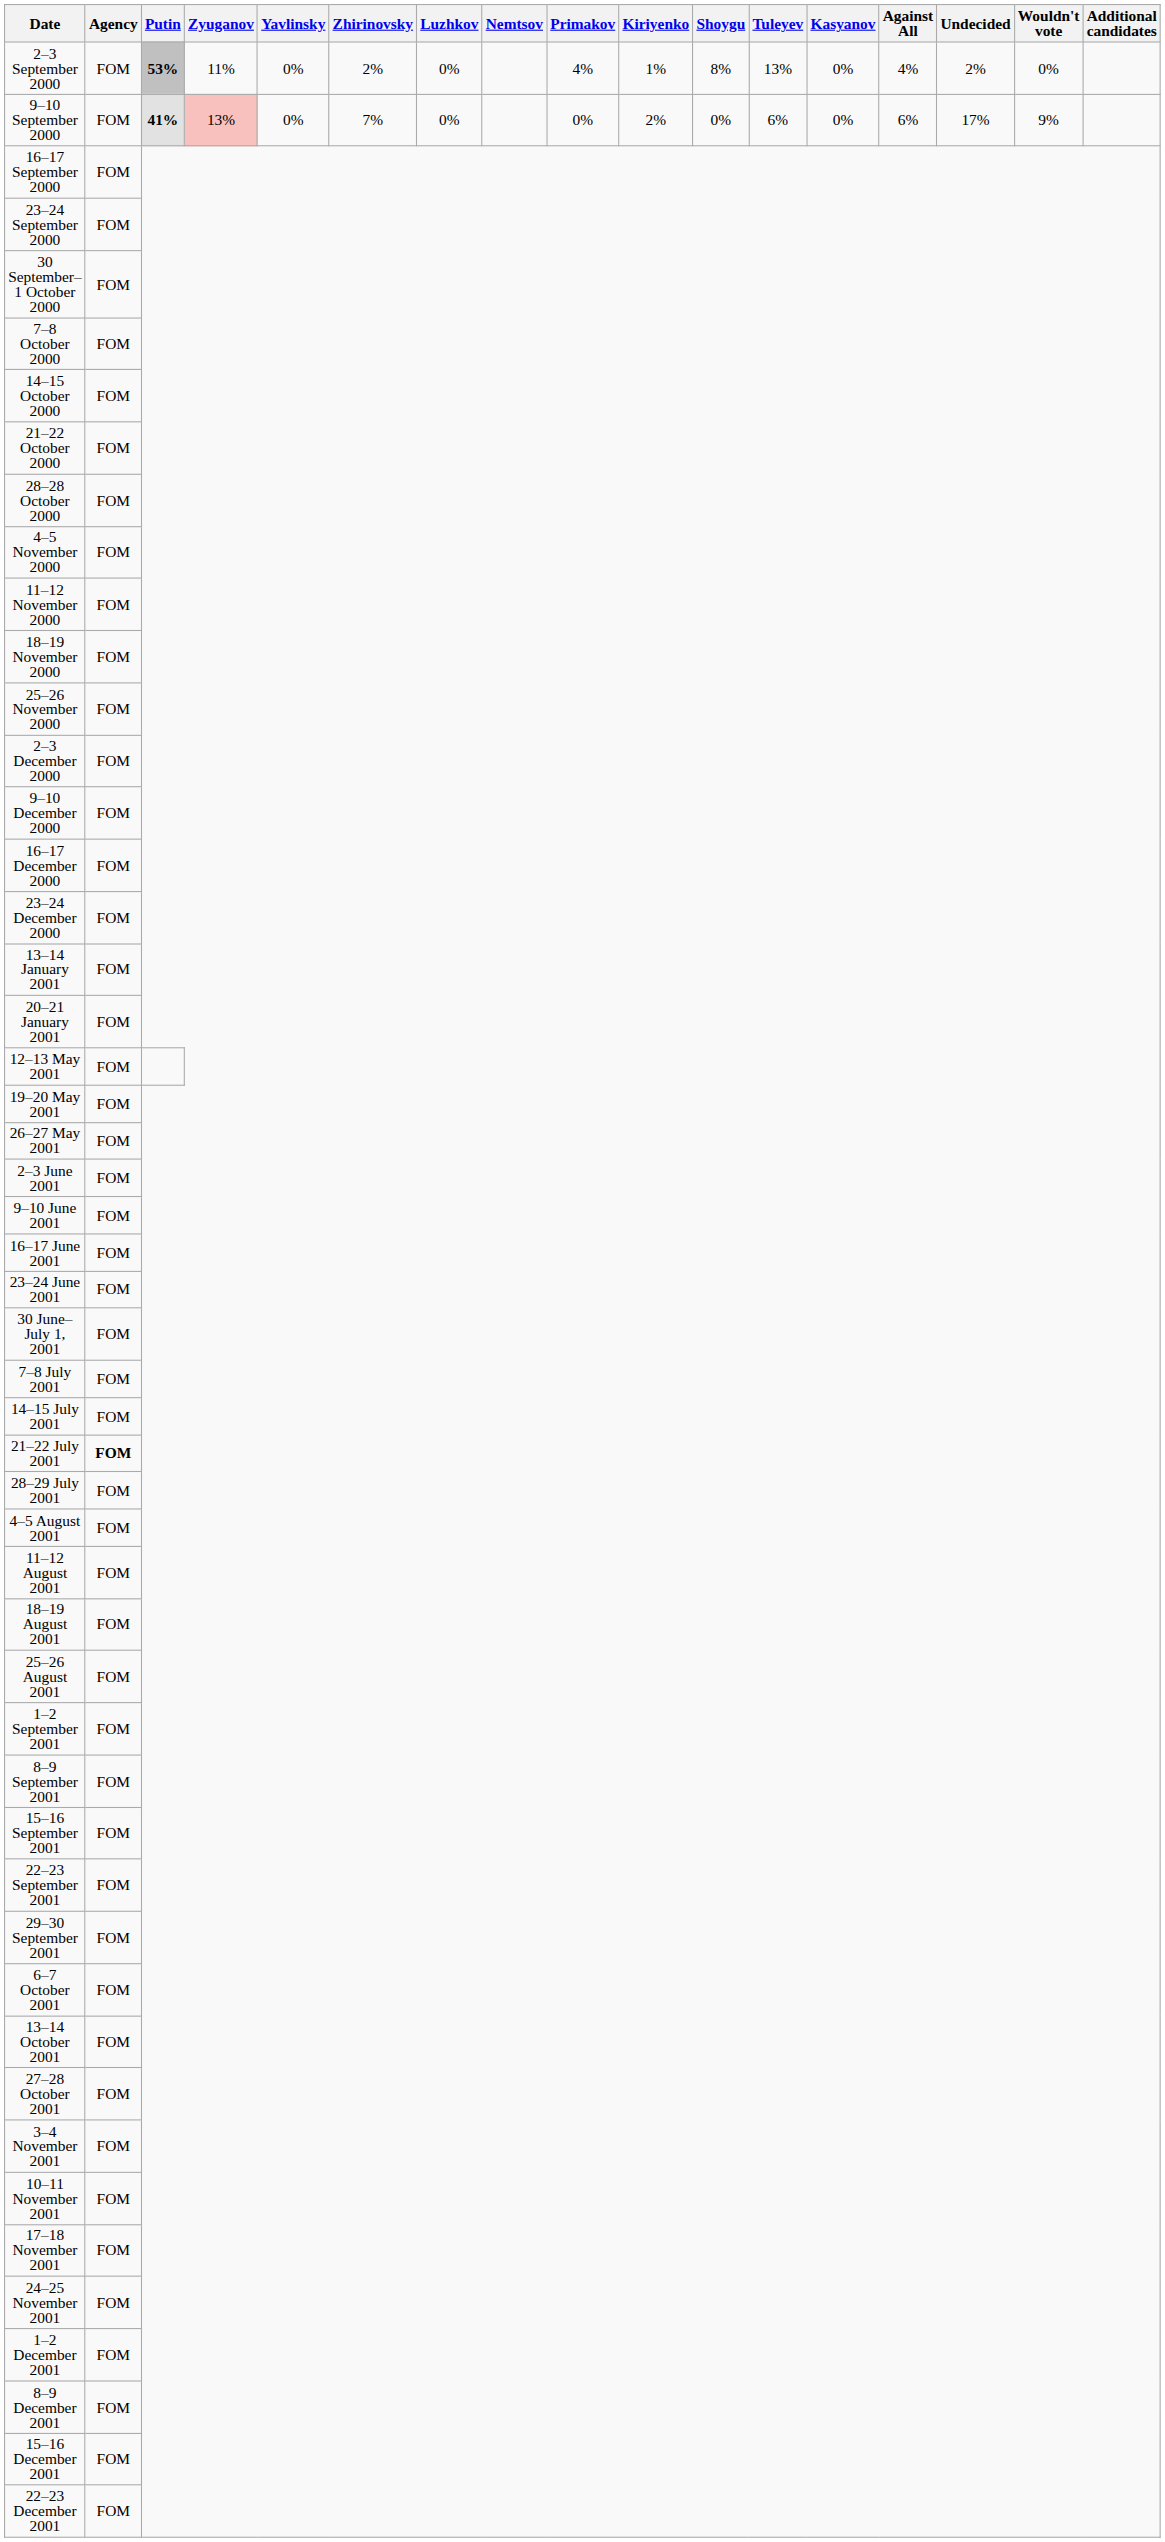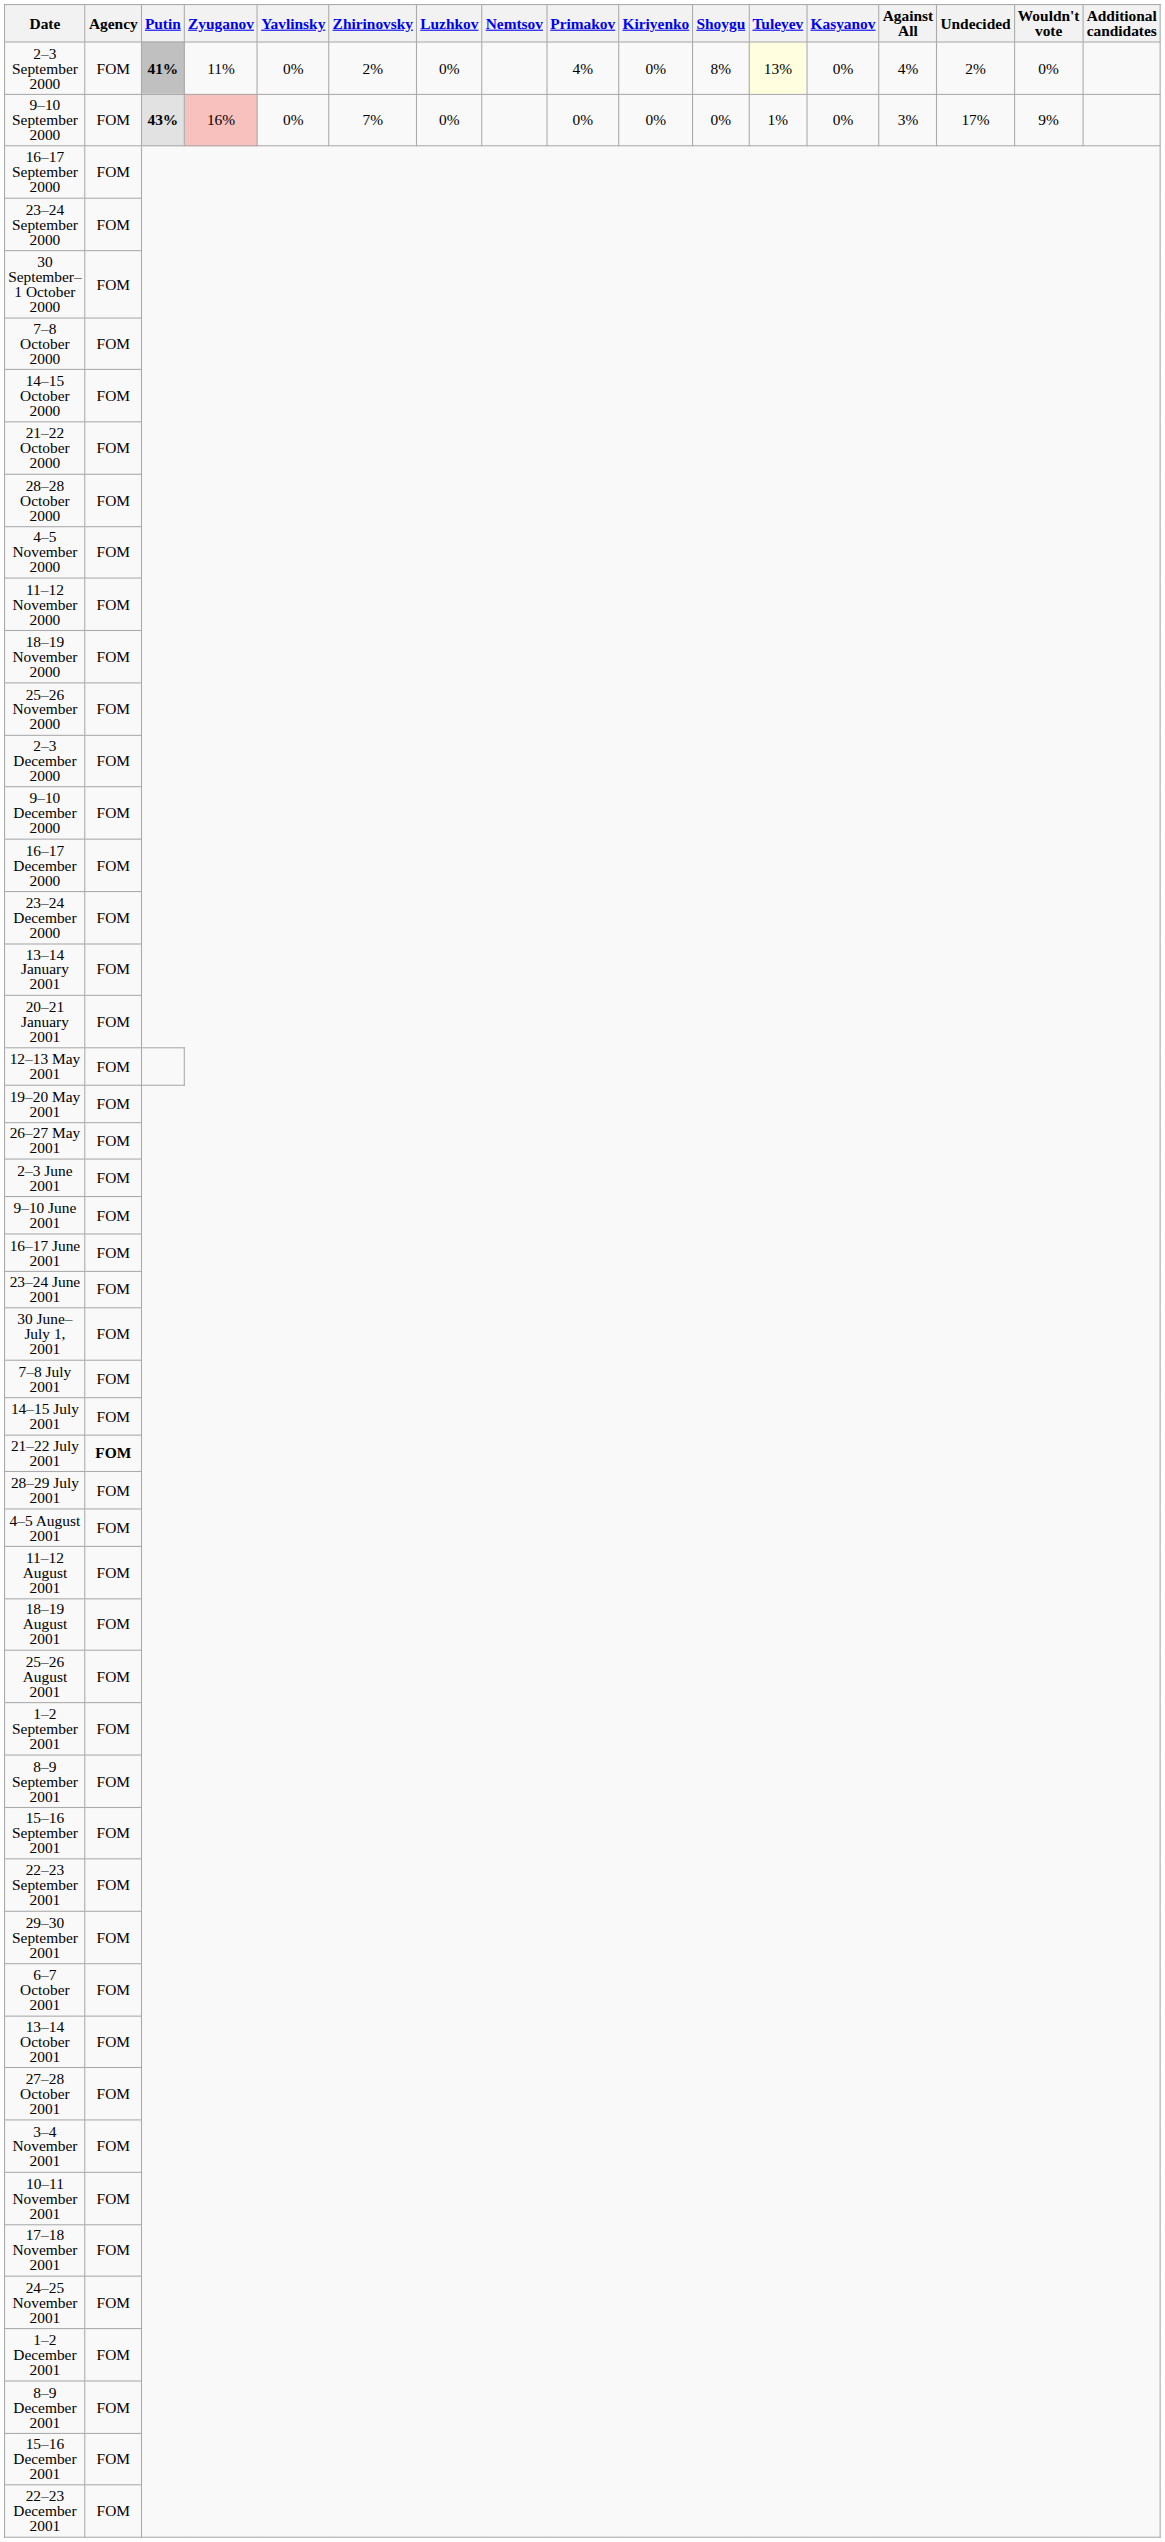(163, 68) 53% -> (163, 68) 41%
(656, 68) 1% -> (656, 68) 0%
(778, 68) no background -> (778, 68) lightyellow background
(163, 120) 41% -> (163, 120) 43%
(221, 120) 13% -> (221, 120) 16%
(656, 120) 2% -> (656, 120) 0%
(778, 120) 6% -> (778, 120) 1%
(908, 120) 6% -> (908, 120) 3%
